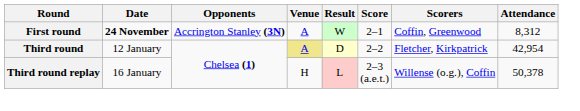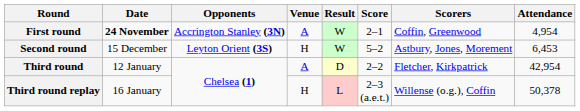(528, 31) 8,312 -> (545, 31) 4,954
+ row: (53, 48)
(305, 48) khaki background -> (305, 66) no background
